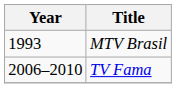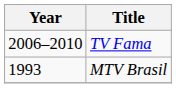rows swapped: (129, 43) <-> (121, 69)
